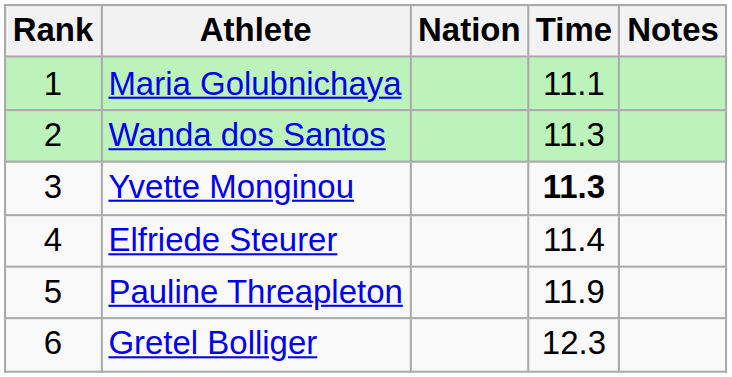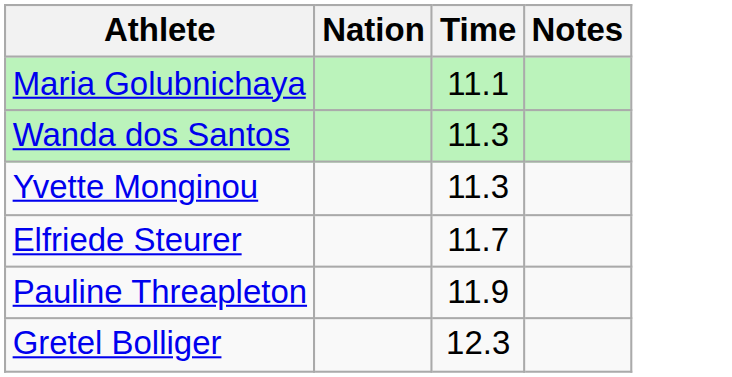- column: (53, 30)
(574, 187) bold -> (478, 187) normal
(574, 239) 11.4 -> (478, 239) 11.7
